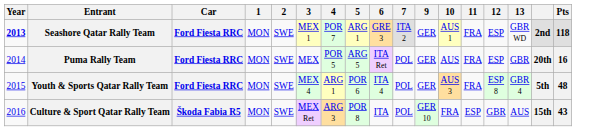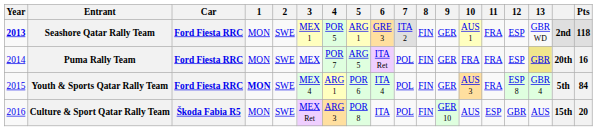+ column: (426, 11)
(333, 32) POR 7 -> (334, 32) POR 5
(333, 59) POR 5 -> (334, 59) POR 7
(450, 59) AUS -> (470, 59) FRA
(520, 59) no background -> (540, 59) khaki background
(258, 85) normal -> (259, 85) bold
(563, 85) 48 -> (583, 85) 84
(450, 112) FRA -> (470, 112) AUS
(563, 112) 43 -> (583, 112) 20
